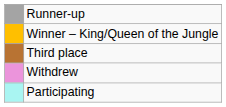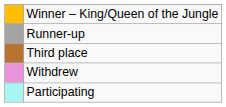rows swapped: (122, 33) <-> (56, 14)
